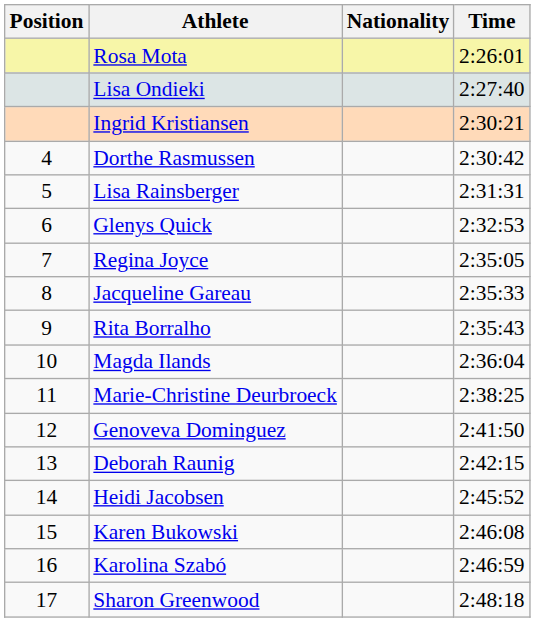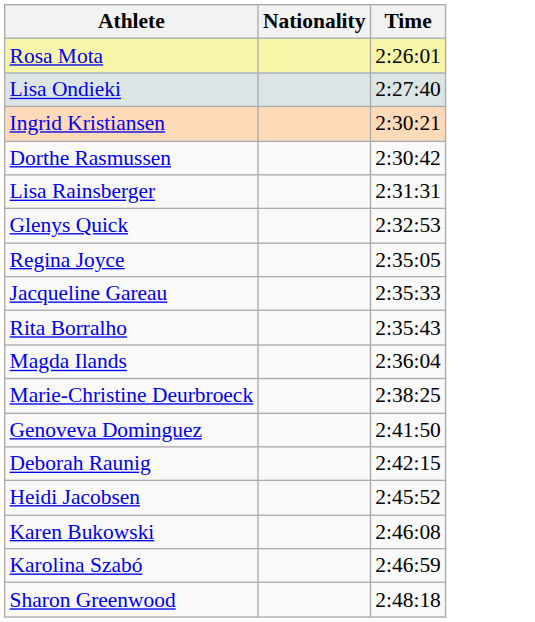- column: (47, 21)
